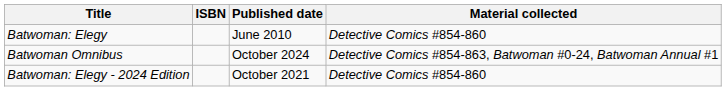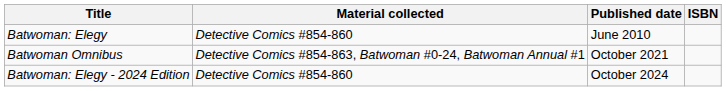columns swapped: (524, 14) <-> (211, 14)
(271, 55) October 2024 -> (630, 55) October 2021
(271, 75) October 2021 -> (630, 75) October 2024
